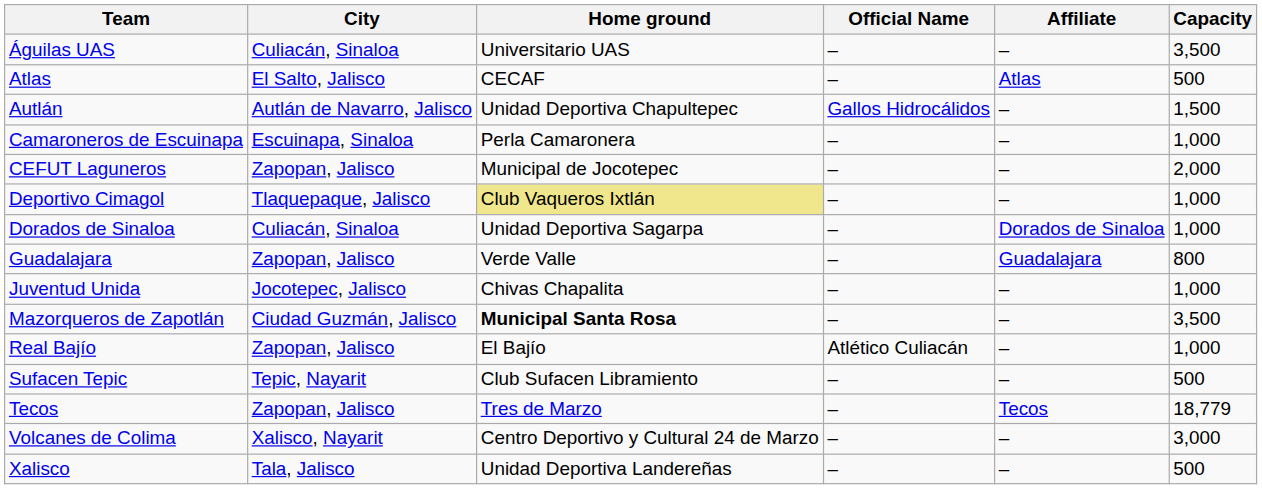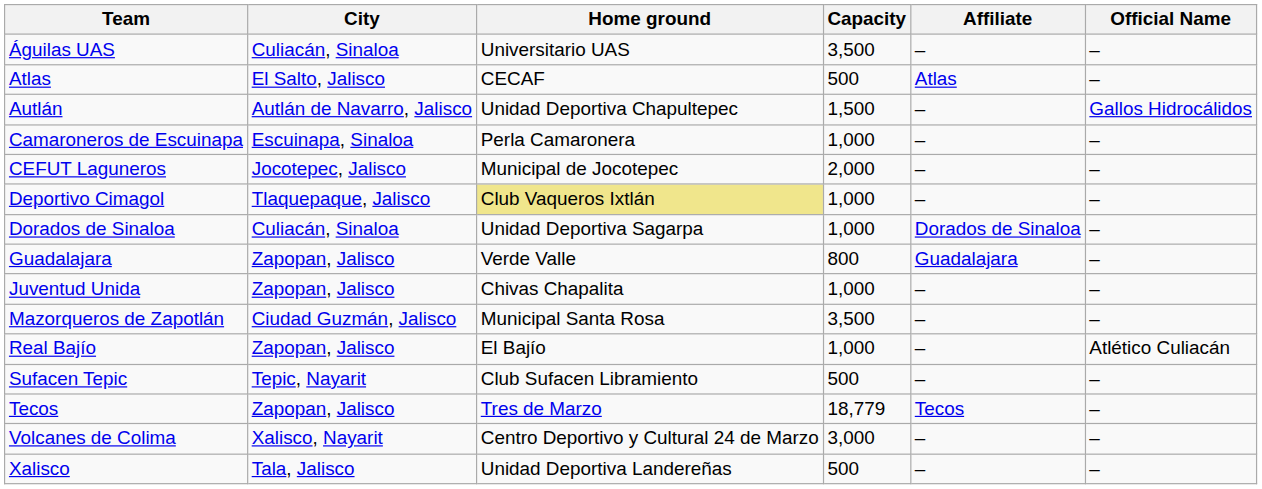columns swapped: (1213, 19) <-> (909, 19)
(323, 169) Zapopan, Jalisco -> (329, 169) Jocotepec, Jalisco
(329, 288) Jocotepec, Jalisco -> (323, 288) Zapopan, Jalisco
(578, 318) bold -> (573, 318) normal
